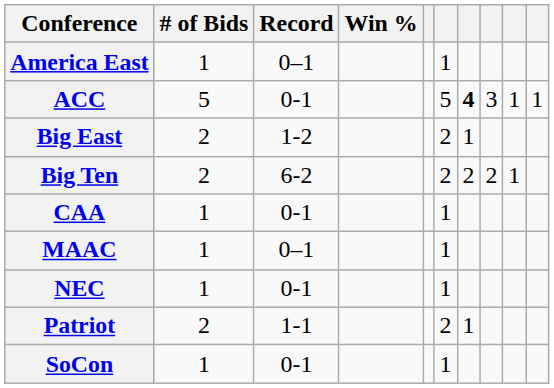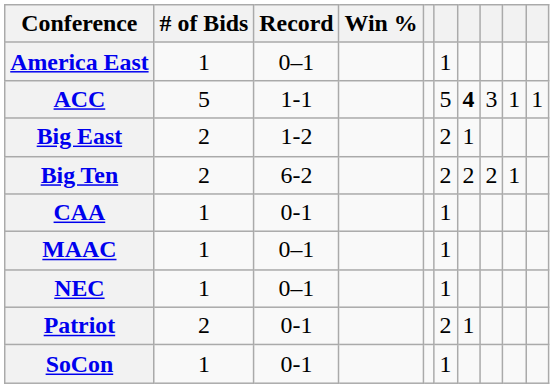(296, 99) 0-1 -> (296, 99) 1-1
(296, 288) 0-1 -> (296, 288) 0–1
(296, 325) 1-1 -> (296, 325) 0-1
